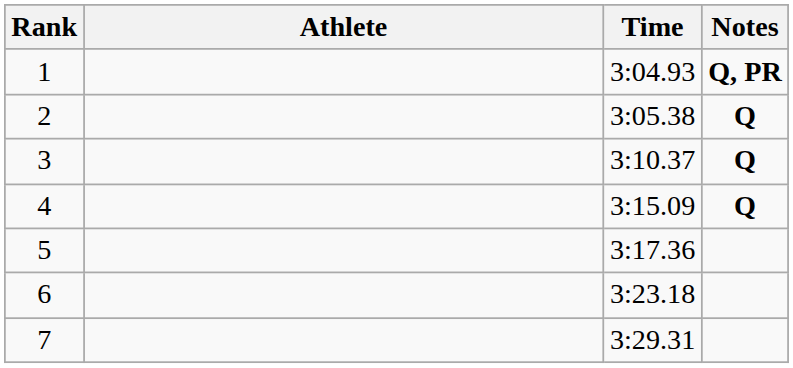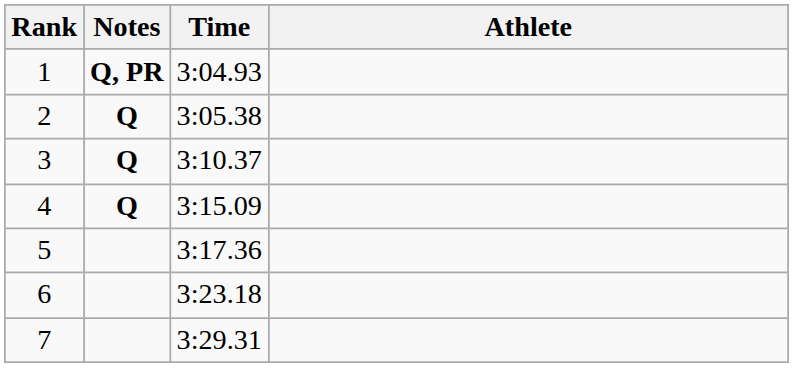columns swapped: (344, 26) <-> (745, 26)
